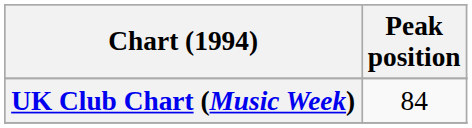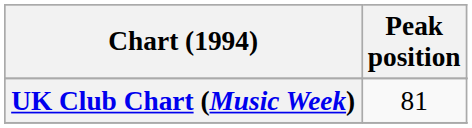(414, 100) 84 -> (414, 100) 81
